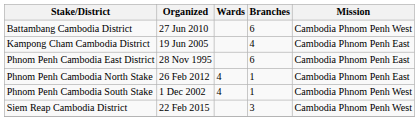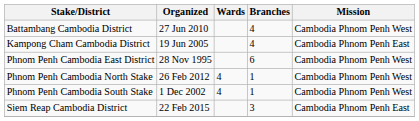(252, 28) 6 -> (252, 28) 4
(352, 60) Cambodia Phnom Penh East -> (353, 60) Cambodia Phnom Penh West
(352, 76) Cambodia Phnom Penh East -> (353, 76) Cambodia Phnom Penh West
(353, 108) Cambodia Phnom Penh West -> (352, 108) Cambodia Phnom Penh East
